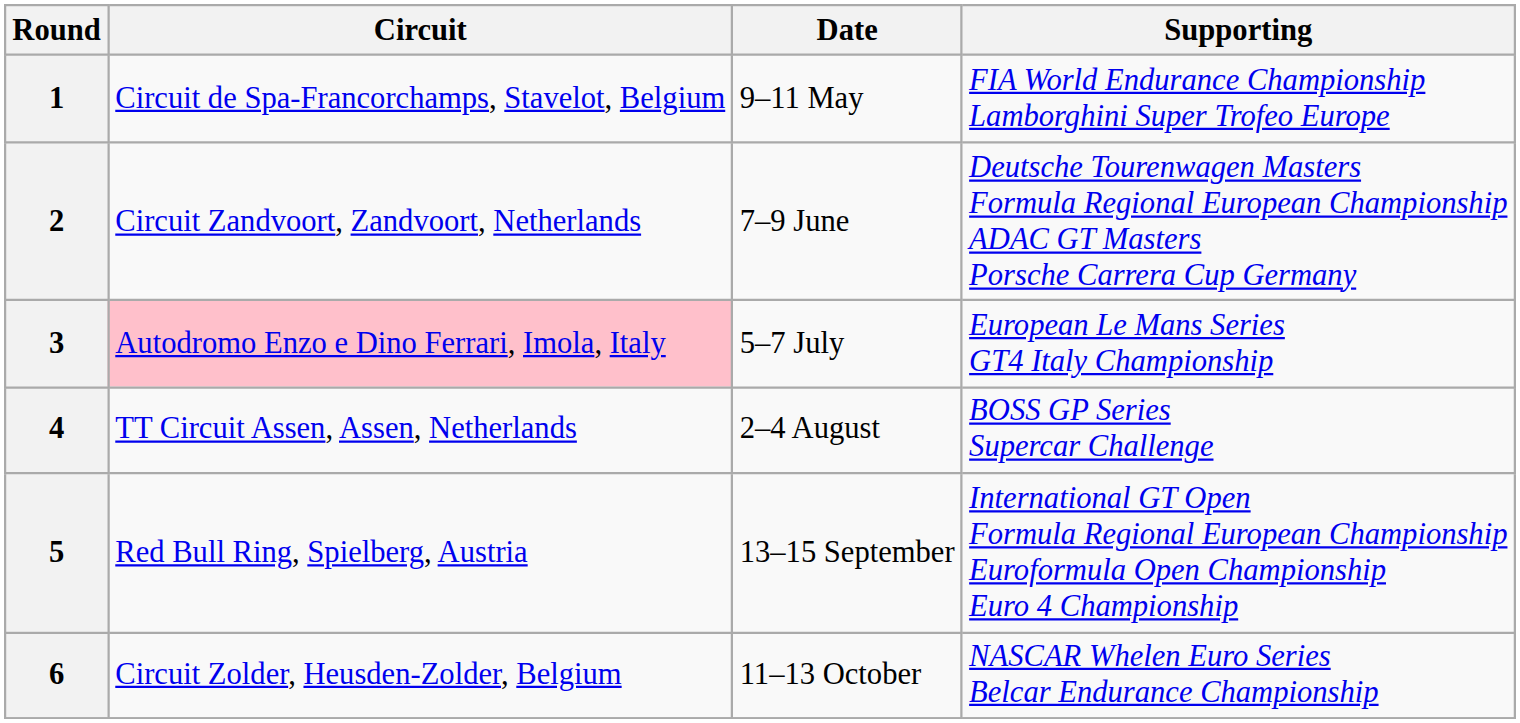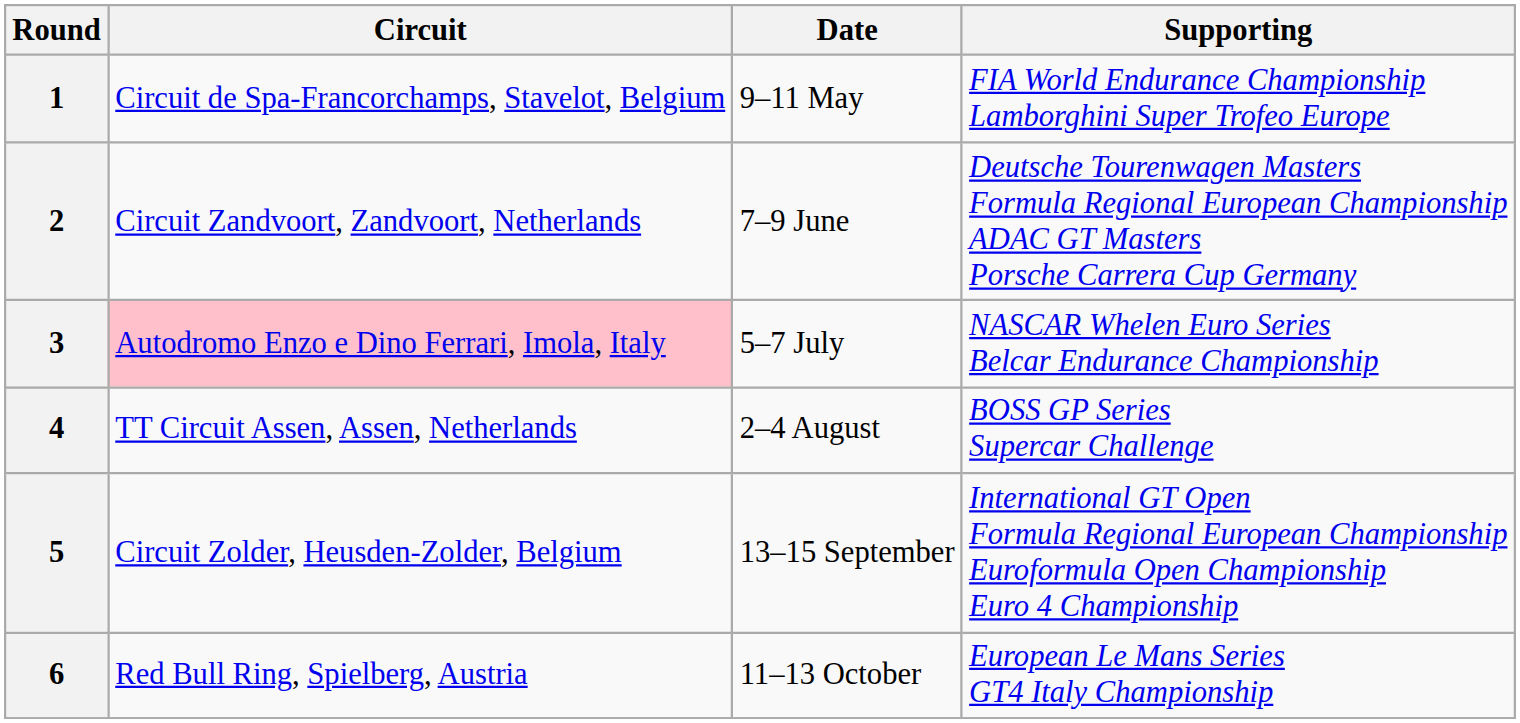(1127, 342) European Le Mans Series GT4 Italy Championship -> (1174, 342) NASCAR Whelen Euro Series Belcar Endurance Championship
(321, 551) Red Bull Ring, Spielberg, Austria -> (368, 551) Circuit Zolder, Heusden-Zolder, Belgium
(368, 674) Circuit Zolder, Heusden-Zolder, Belgium -> (321, 674) Red Bull Ring, Spielberg, Austria
(1174, 674) NASCAR Whelen Euro Series Belcar Endurance Championship -> (1127, 674) European Le Mans Series GT4 Italy Championship
